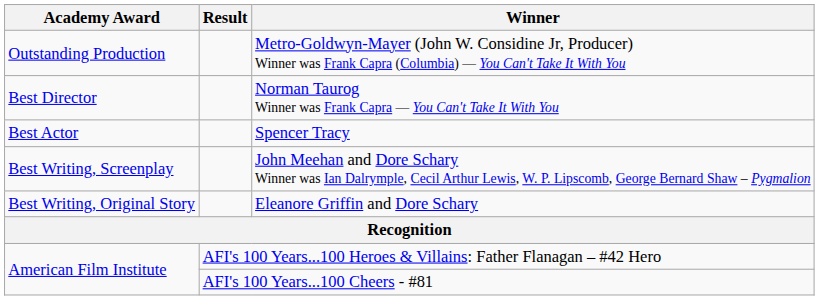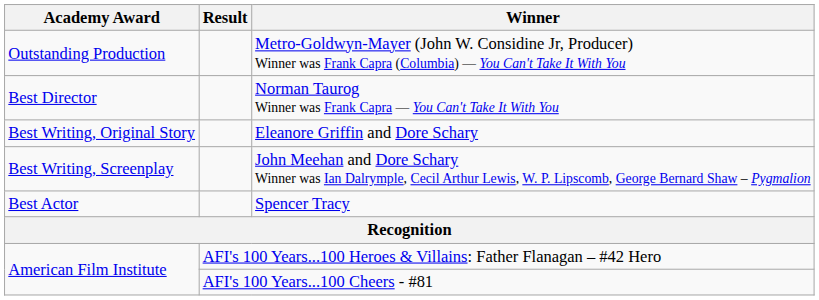rows swapped: (302, 133) <-> (367, 203)
